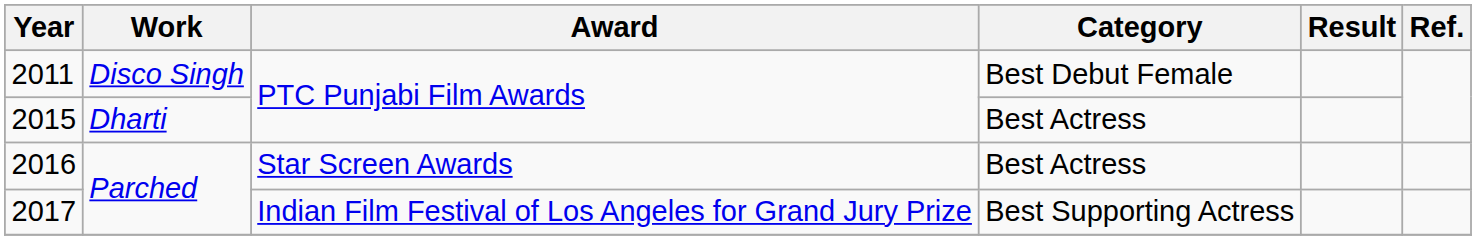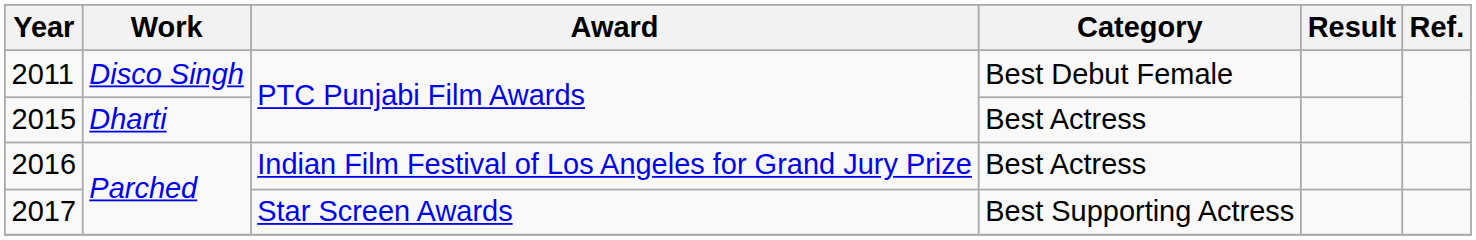(385, 165) Star Screen Awards -> (615, 165) Indian Film Festival of Los Angeles for Grand Jury Prize
(615, 211) Indian Film Festival of Los Angeles for Grand Jury Prize -> (385, 211) Star Screen Awards
